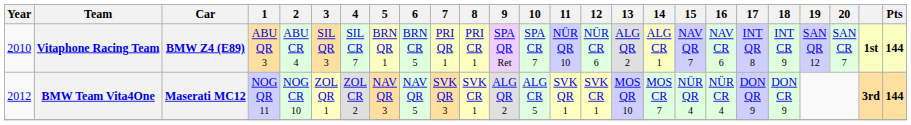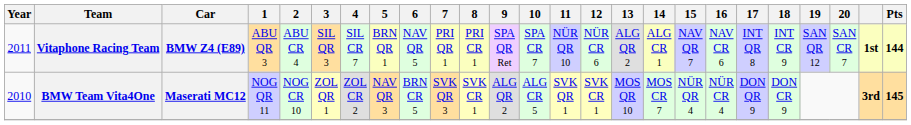(19, 47) 2010 -> (19, 47) 2011
(415, 47) BRN CR 5 -> (415, 47) NAV QR 5
(19, 95) 2012 -> (19, 95) 2010
(415, 95) NAV QR 5 -> (415, 95) BRN CR 5
(895, 95) 144 -> (895, 95) 145
